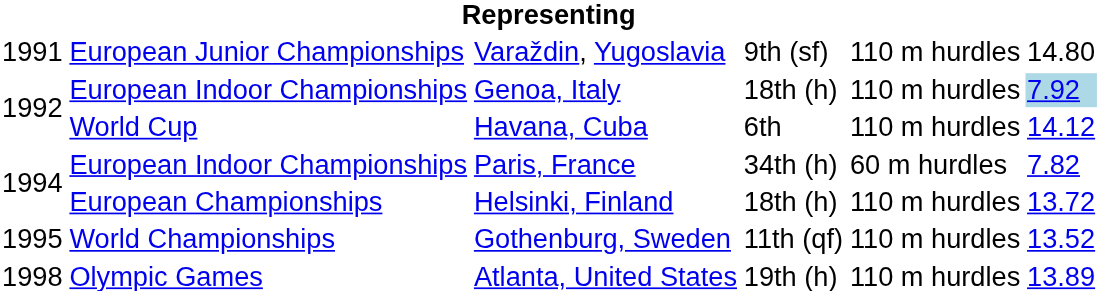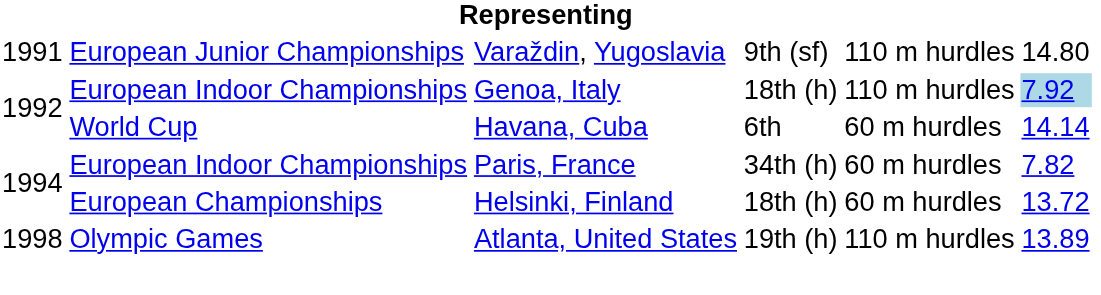(935, 127) 110 m hurdles -> (923, 127) 60 m hurdles
(1061, 127) 14.12 -> (1056, 127) 14.14
(935, 202) 110 m hurdles -> (923, 202) 60 m hurdles
- row: (602, 239)
